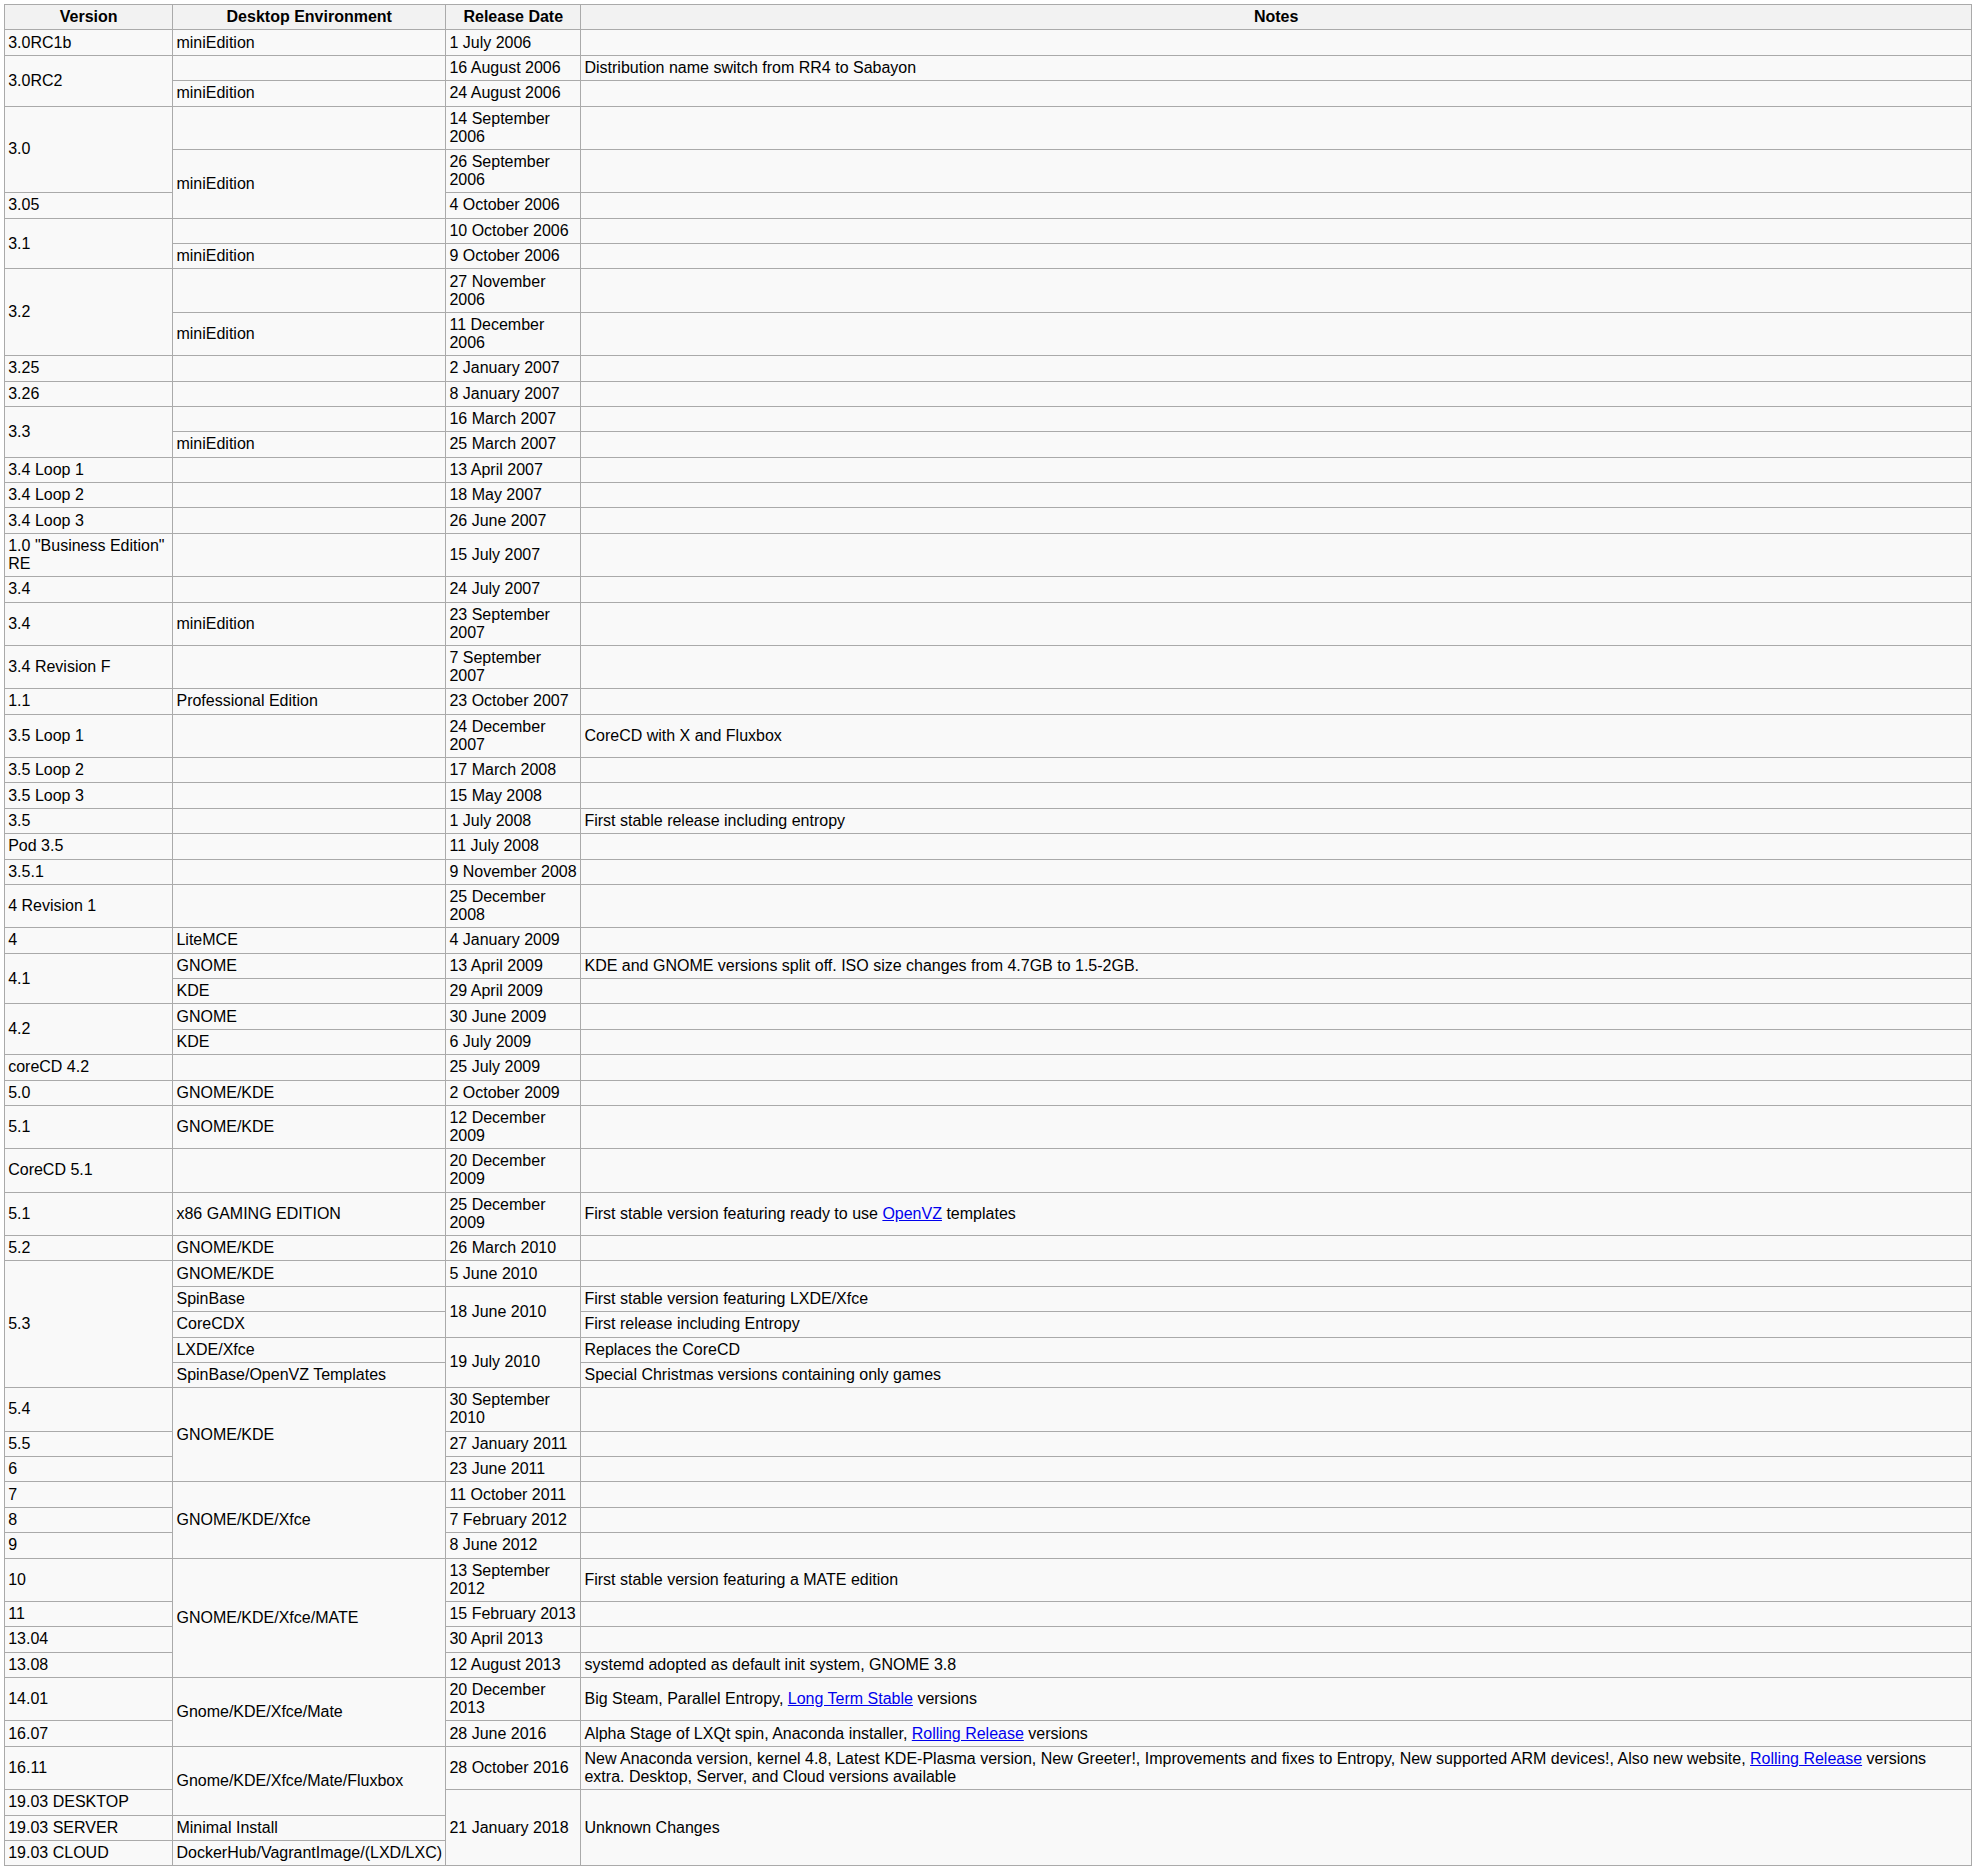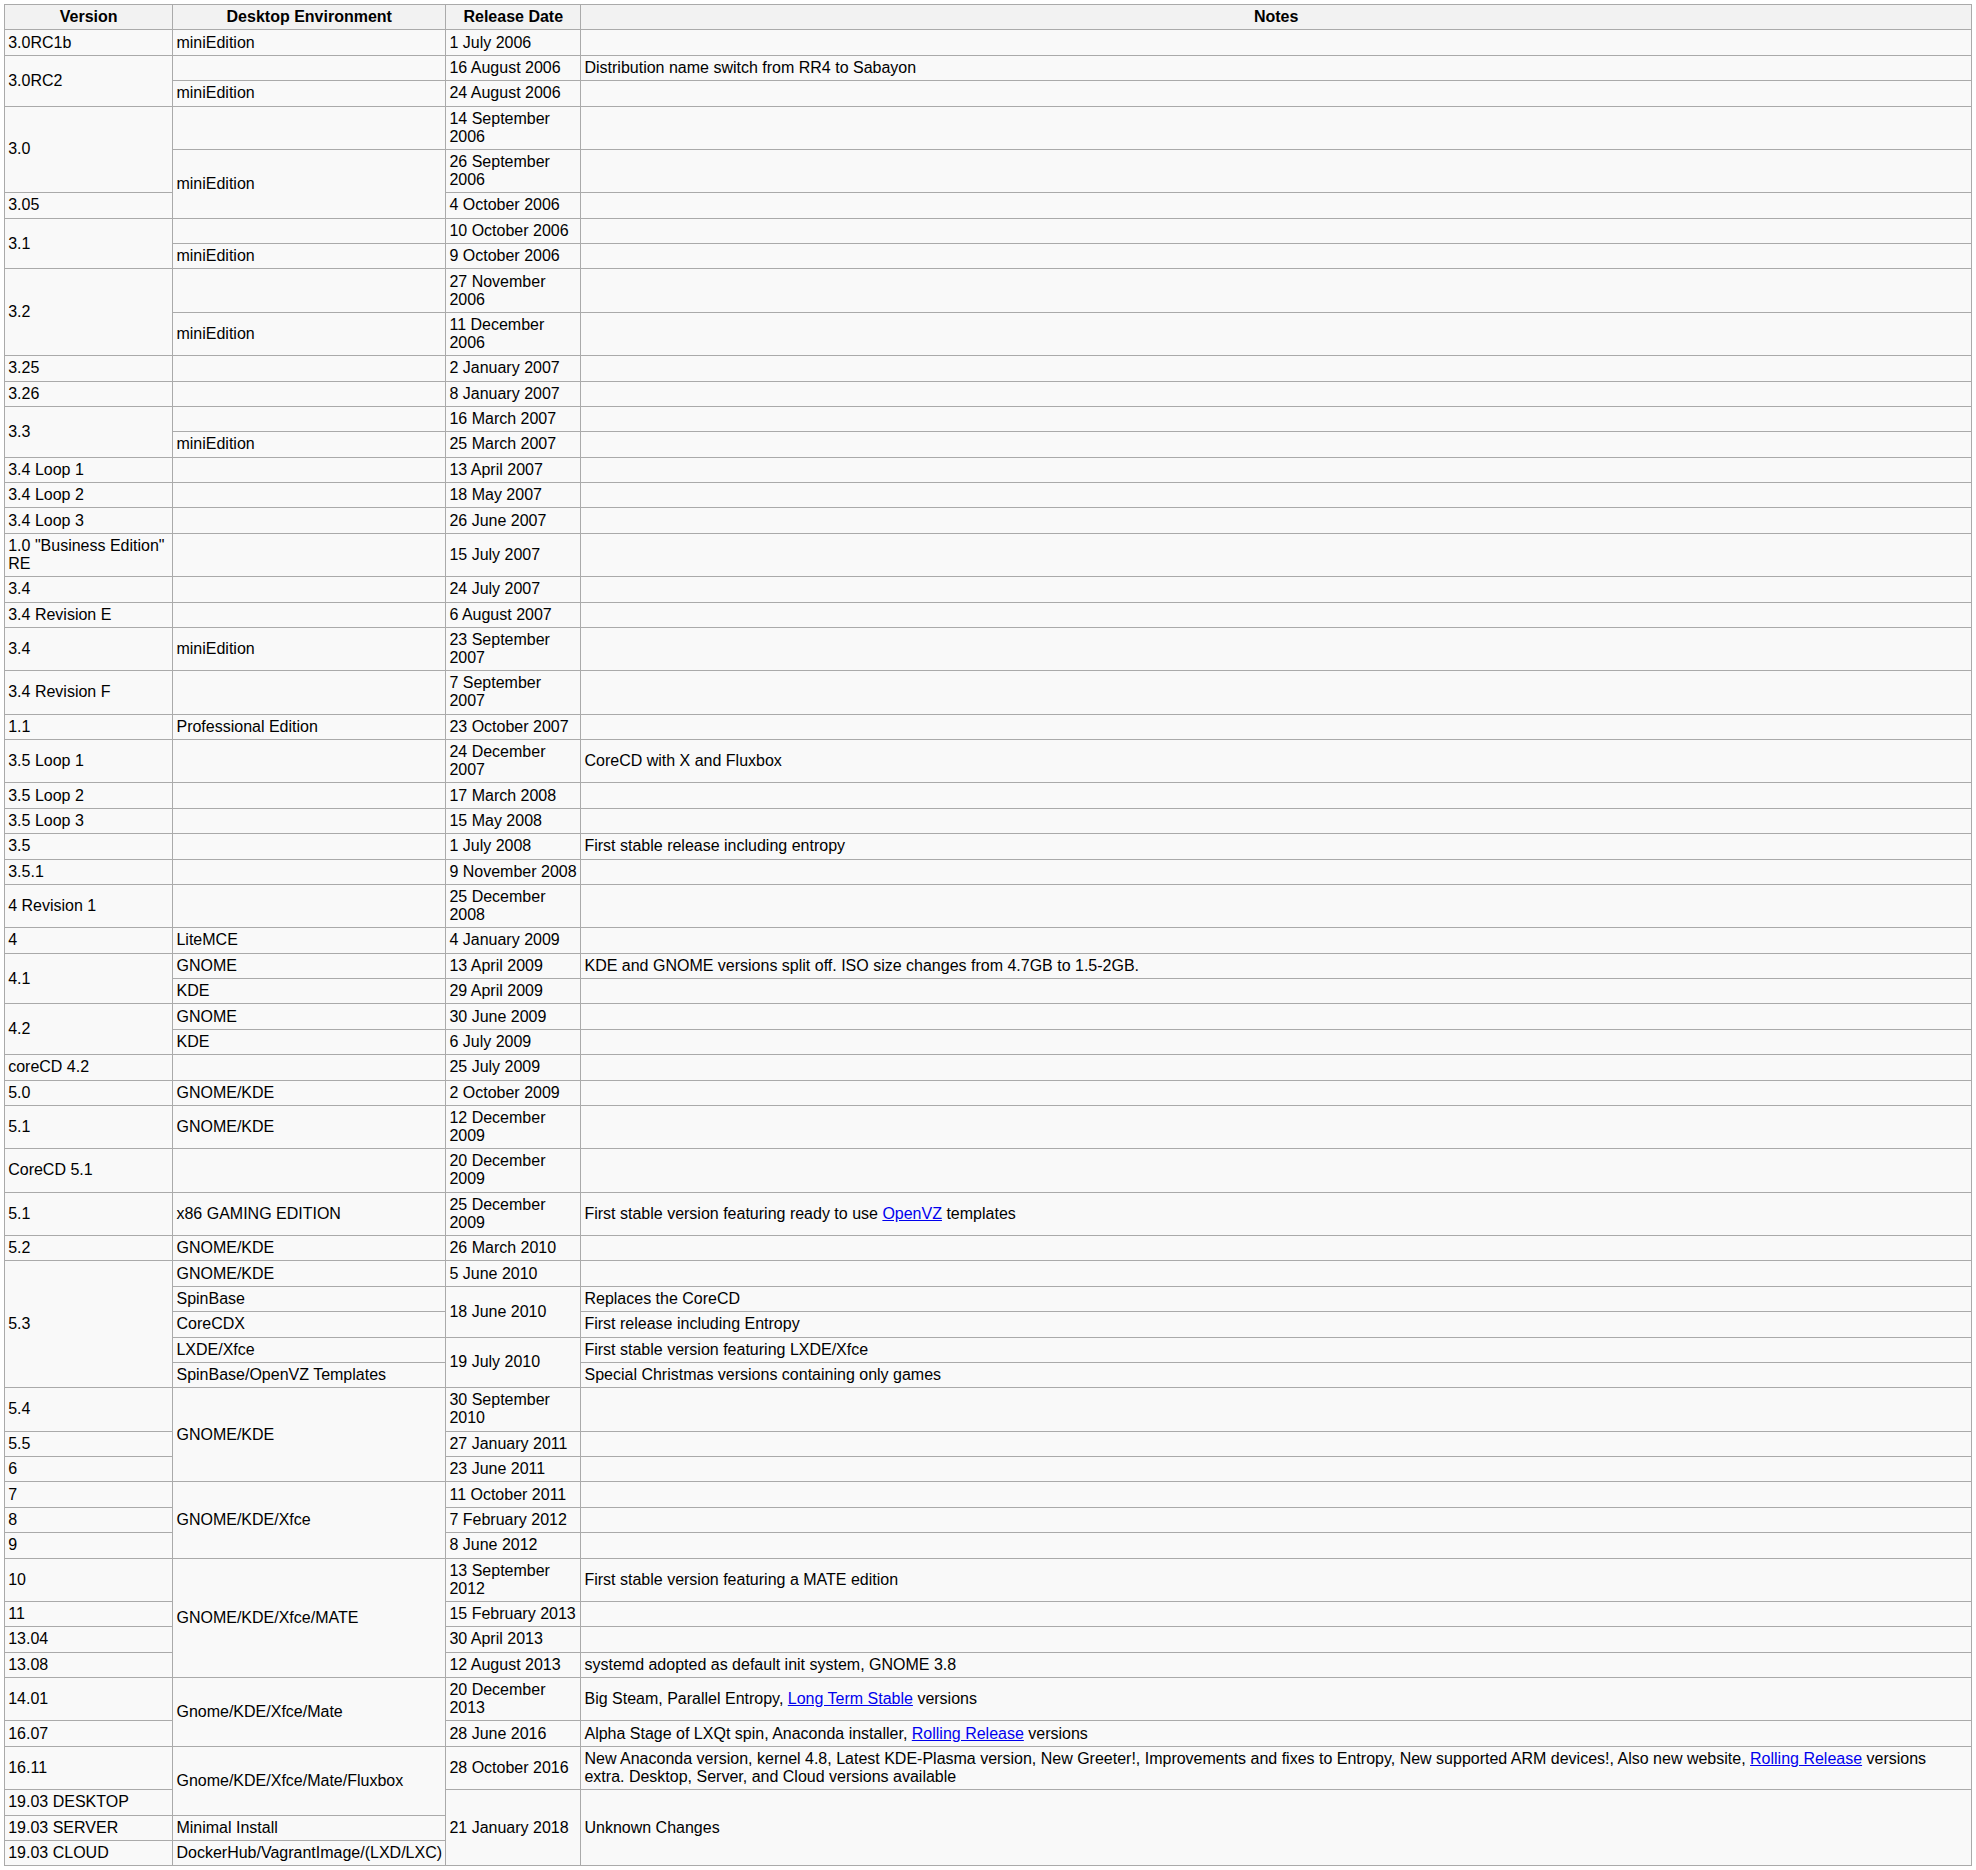+ row: (309, 615)
- row: (309, 846)
(726, 1298) First stable version featuring LXDE/Xfce -> (662, 1298) Replaces the CoreCD
(662, 1349) Replaces the CoreCD -> (726, 1349) First stable version featuring LXDE/Xfce
